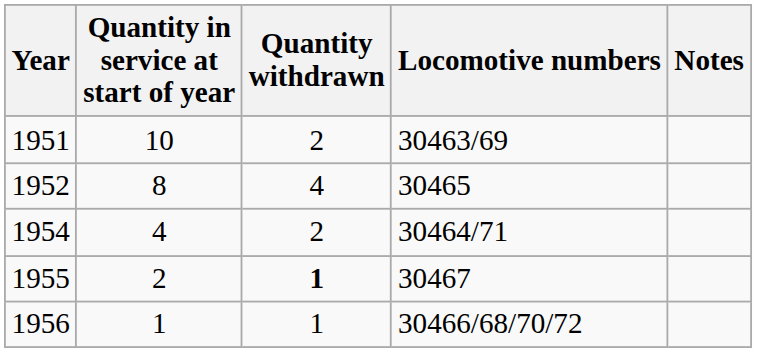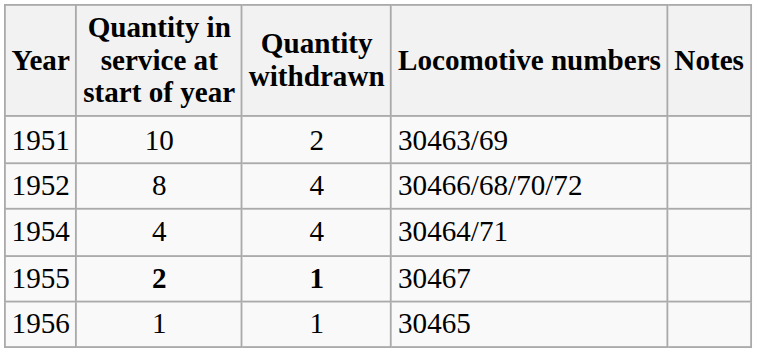(434, 185) 30465 -> (490, 185) 30466/68/70/72
(317, 231) 2 -> (317, 231) 4
(159, 277) normal -> (159, 277) bold
(490, 324) 30466/68/70/72 -> (434, 324) 30465
